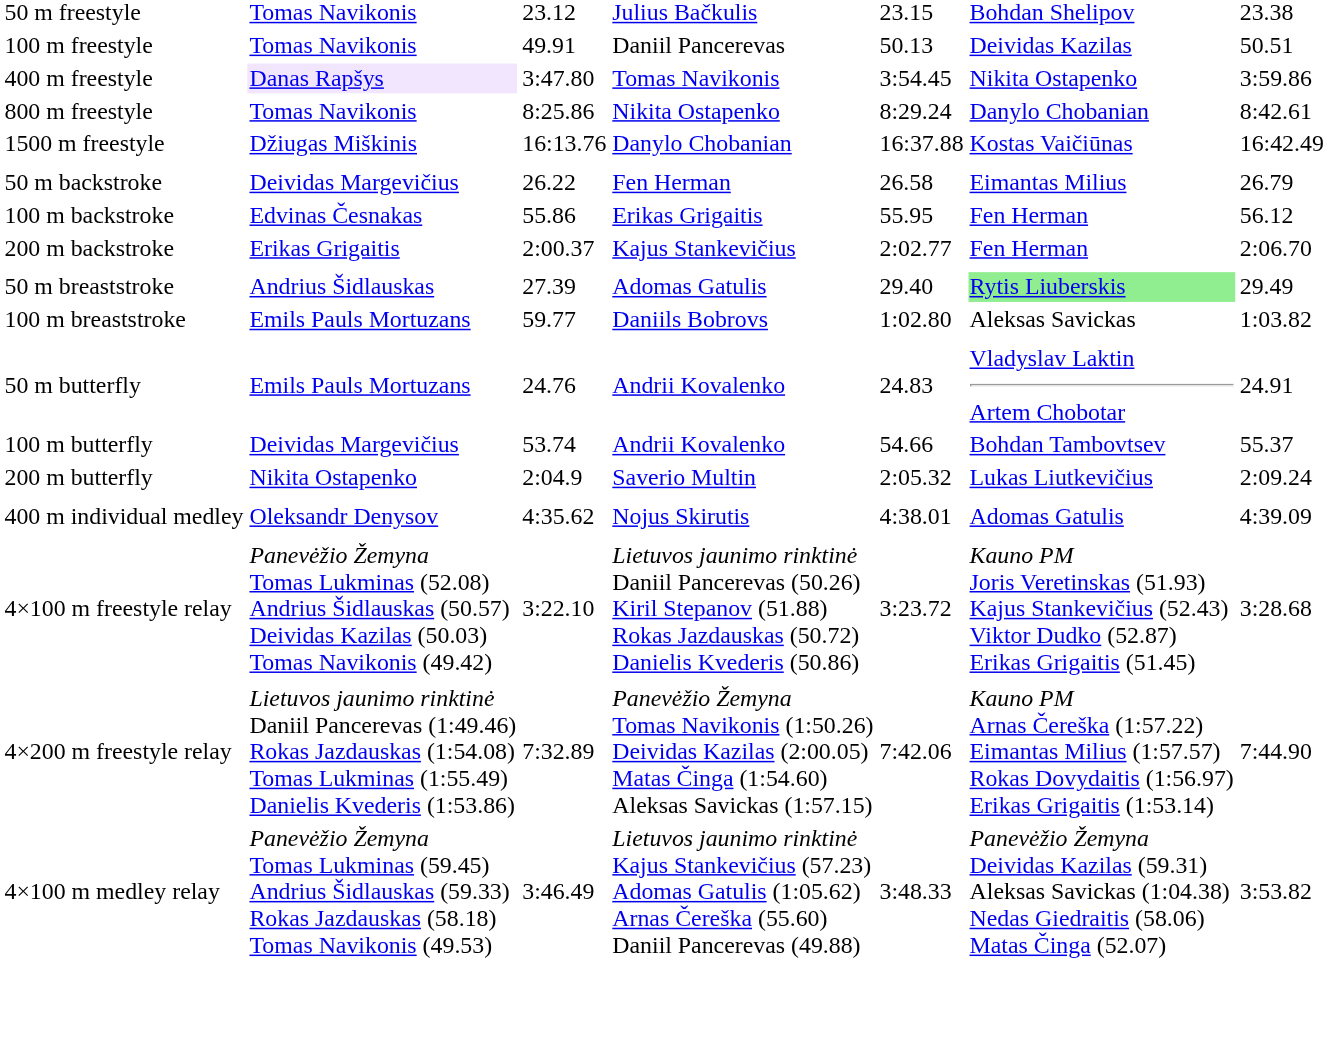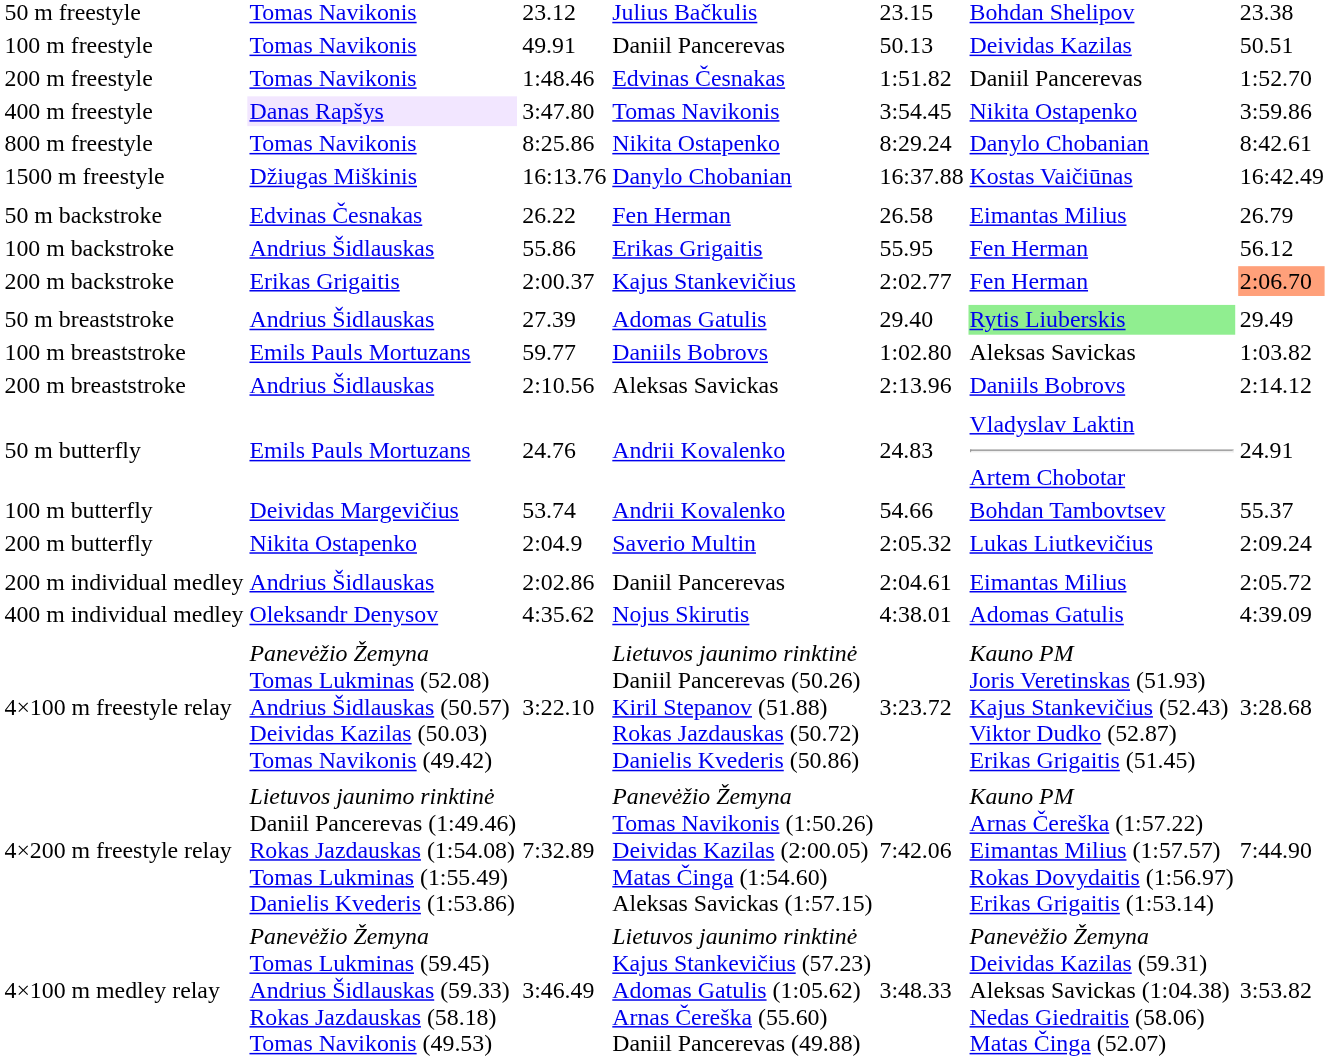+ row: (79, 78)
(354, 182) Deividas Margevičius -> (336, 215) Edvinas Česnakas
(336, 215) Edvinas Česnakas -> (342, 248) Andrius Šidlauskas
(1276, 248) no background -> (1276, 280) lightsalmon background
+ row: (95, 385)
+ row: (124, 581)
